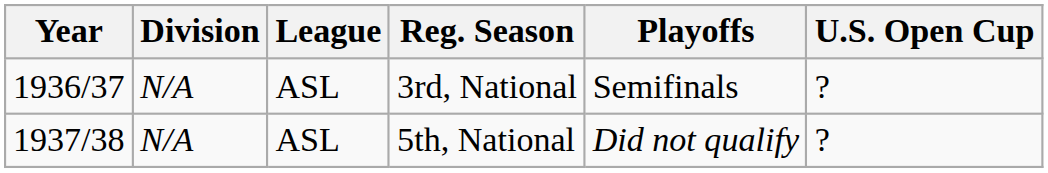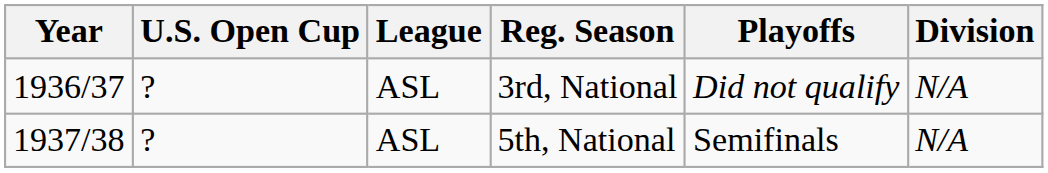columns swapped: (200, 31) <-> (925, 31)
(666, 85) Semifinals -> (796, 85) Did not qualify
(696, 139) Did not qualify -> (766, 139) Semifinals
